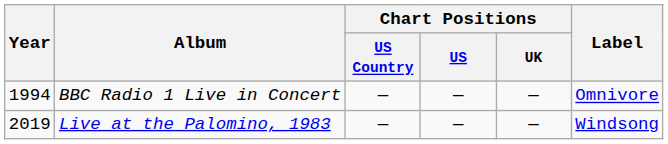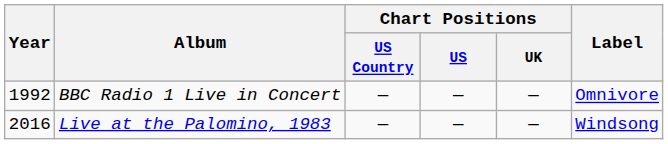(30, 96) 1994 -> (30, 96) 1992
(30, 124) 2019 -> (30, 124) 2016
